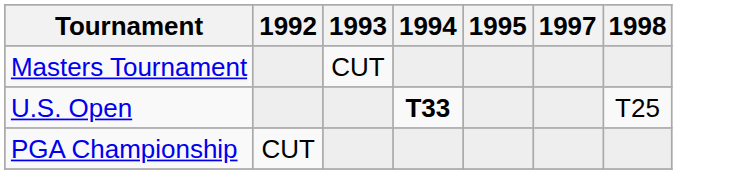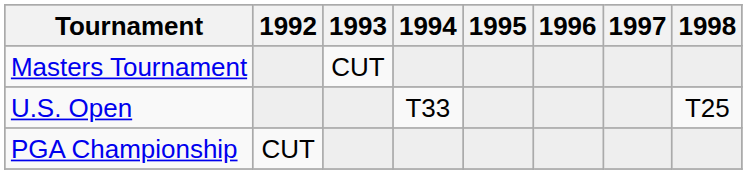+ column: (568, 26)
(428, 108) bold -> (428, 108) normal
